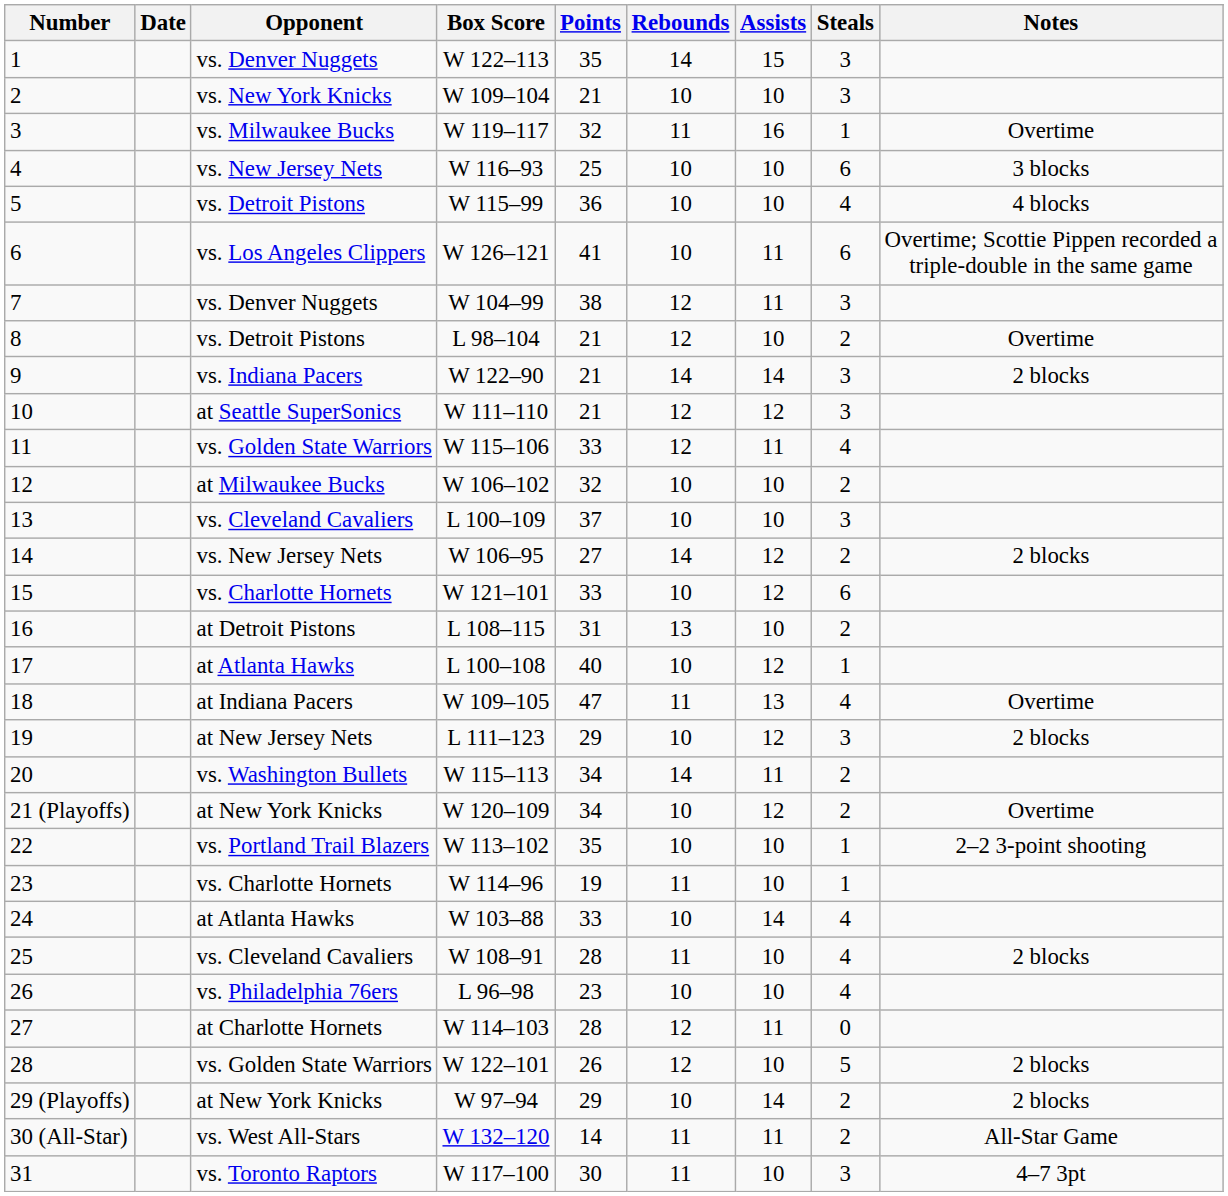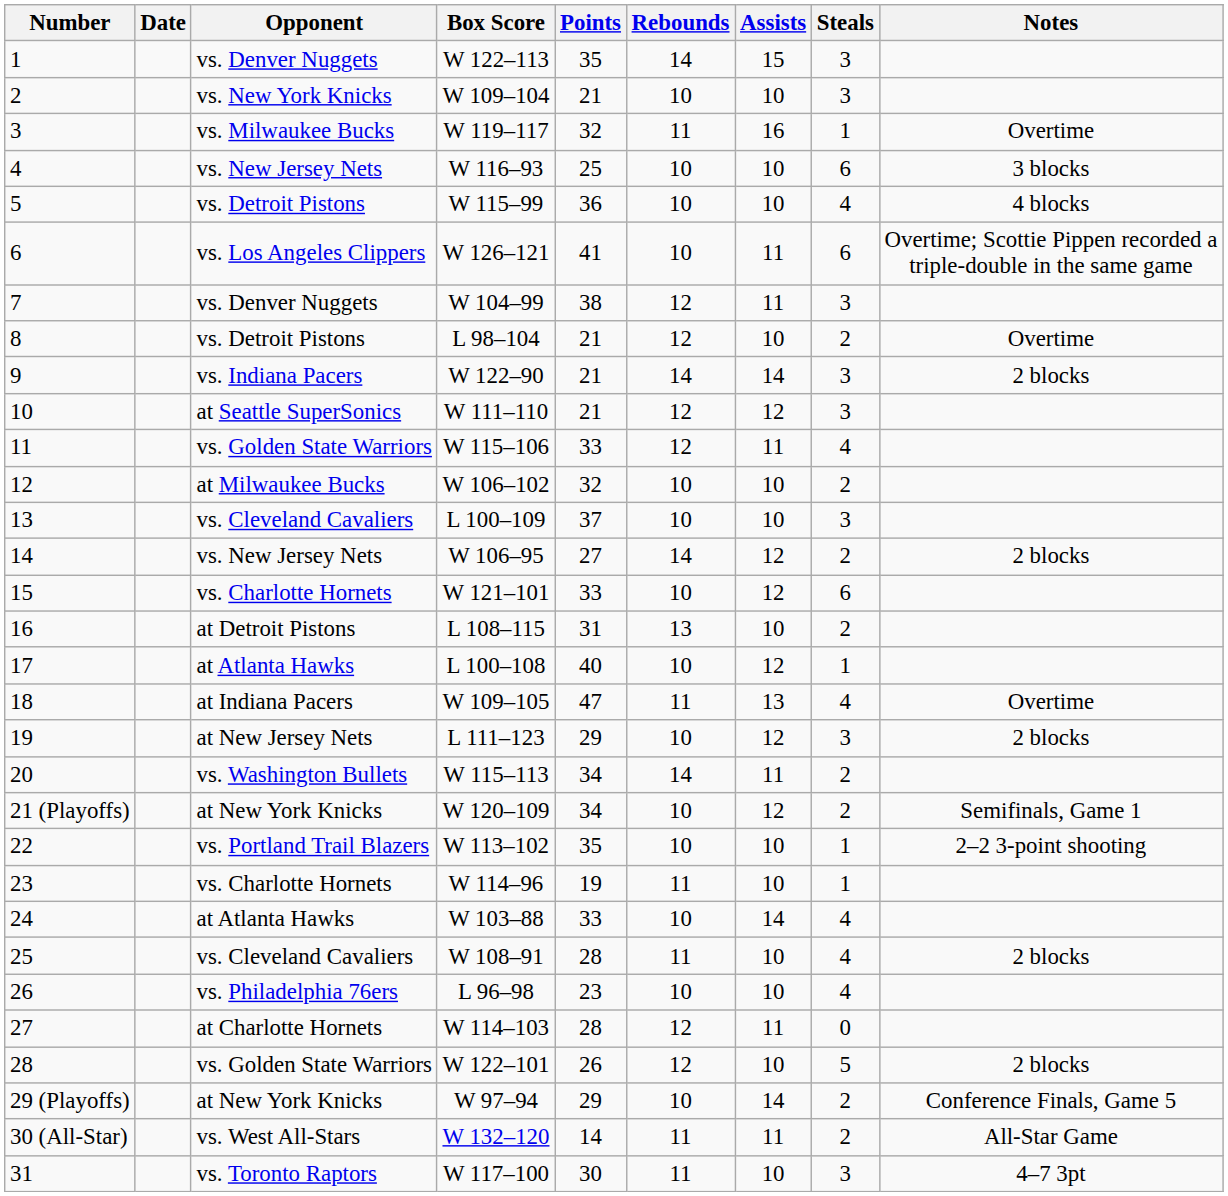(1051, 810) Overtime -> (1051, 810) Semifinals, Game 1
(1051, 1100) 2 blocks -> (1051, 1100) Conference Finals, Game 5
